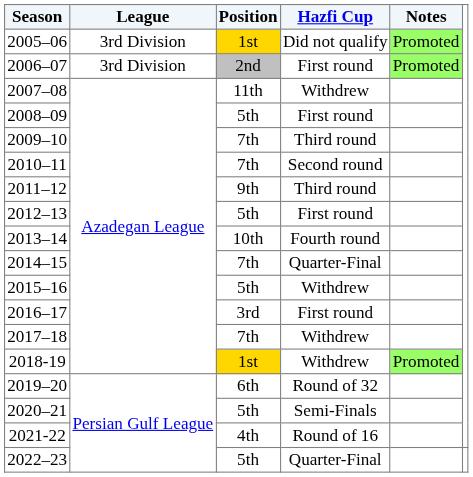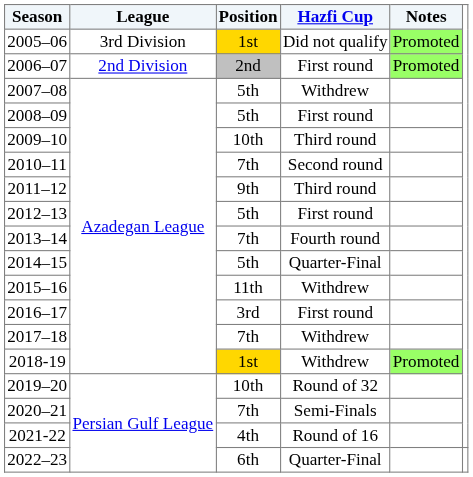(143, 66) 3rd Division -> (143, 66) 2nd Division
(248, 90) 11th -> (248, 90) 5th
(248, 139) 7th -> (248, 139) 10th
(248, 238) 10th -> (248, 238) 7th
(248, 262) 7th -> (248, 262) 5th
(248, 287) 5th -> (248, 287) 11th
(248, 385) 6th -> (248, 385) 10th
(248, 410) 5th -> (248, 410) 7th
(248, 459) 5th -> (248, 459) 6th
